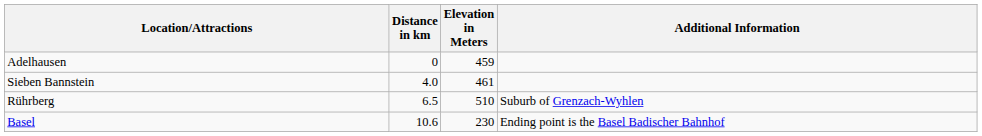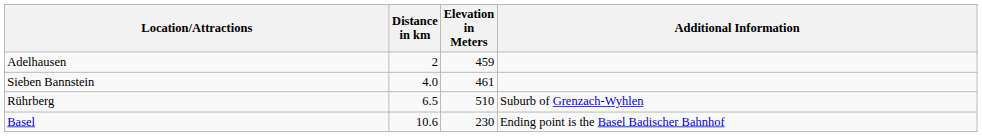(435, 62) 0 -> (435, 62) 2
